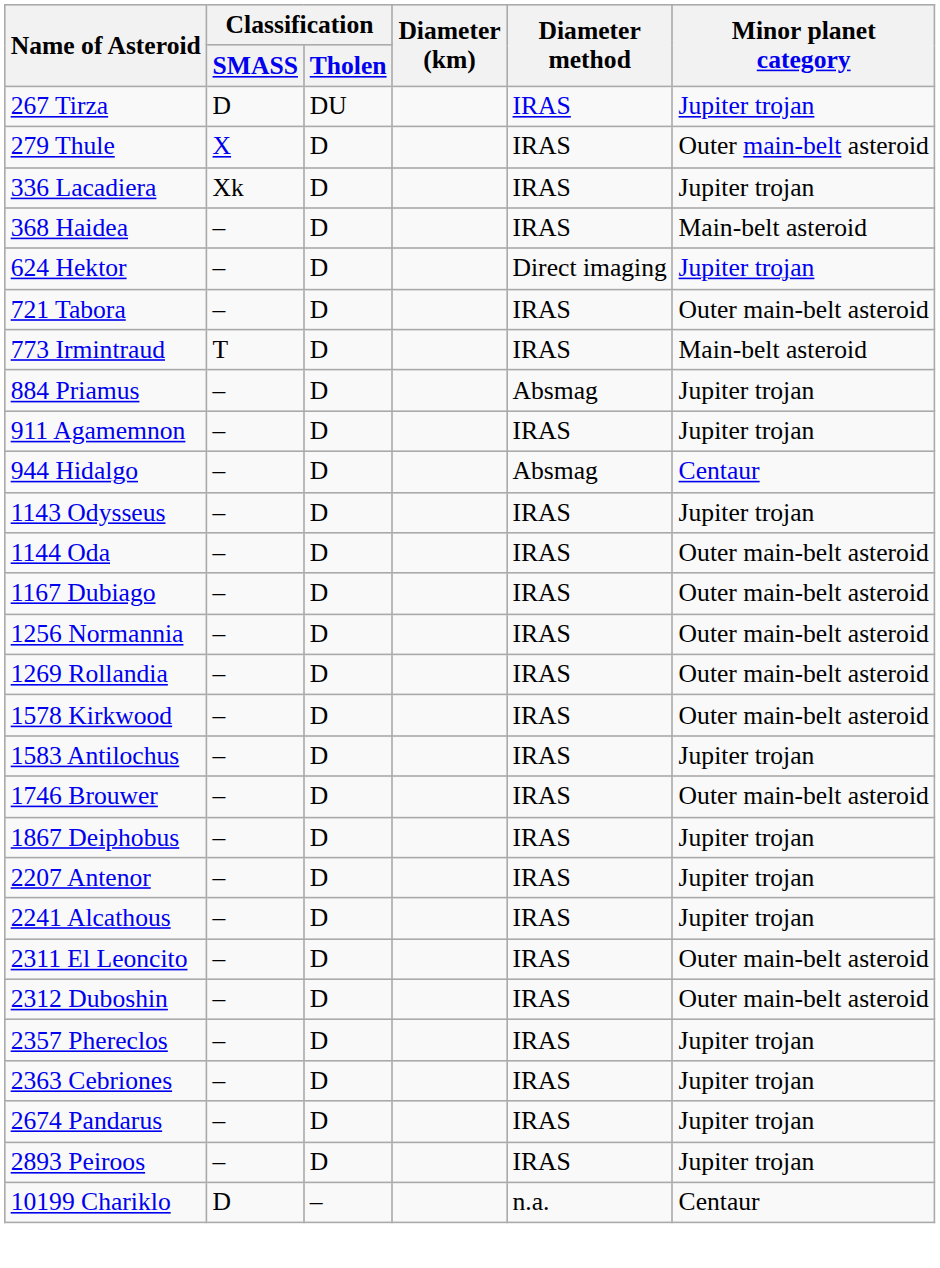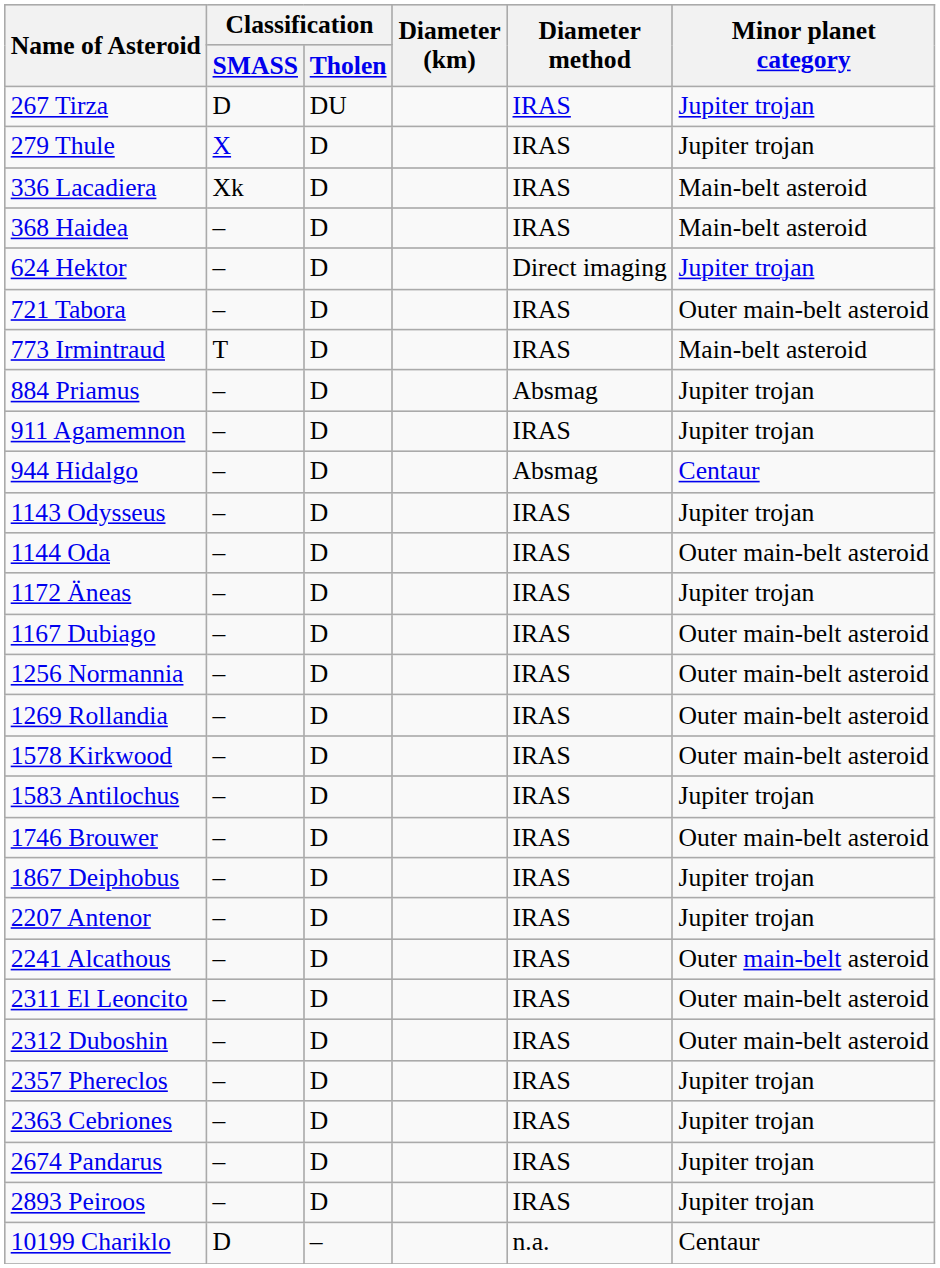(804, 146) Outer main-belt asteroid -> (747, 146) Jupiter trojan
(747, 187) Jupiter trojan -> (773, 187) Main-belt asteroid
+ row: (71, 593)
(747, 918) Jupiter trojan -> (804, 958) Outer main-belt asteroid
